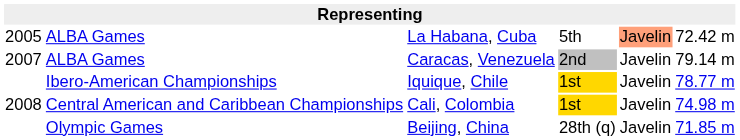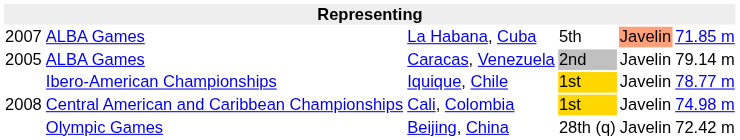(23, 37) 2005 -> (23, 37) 2007
(705, 37) 72.42 m -> (705, 37) 71.85 m
(23, 59) 2007 -> (23, 59) 2005
(705, 127) 71.85 m -> (705, 127) 72.42 m
